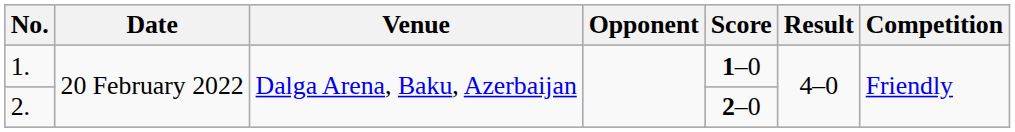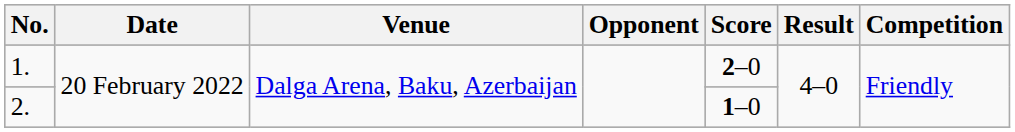(741, 65) 1–0 -> (741, 65) 2–0
(741, 106) 2–0 -> (741, 106) 1–0
